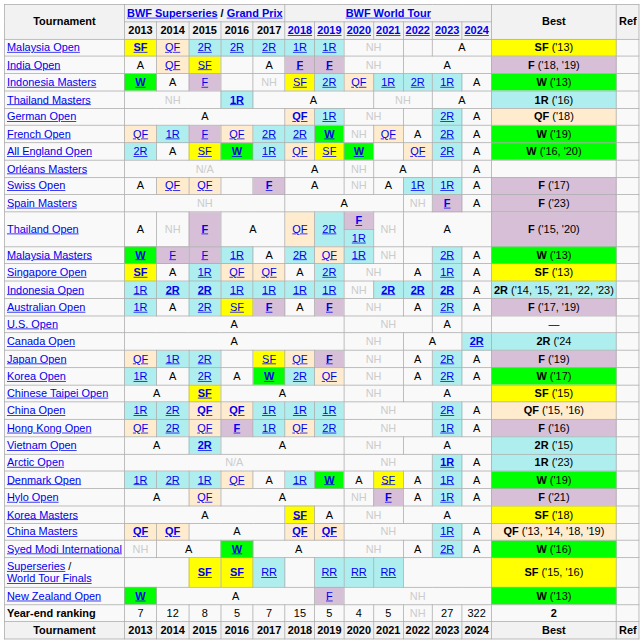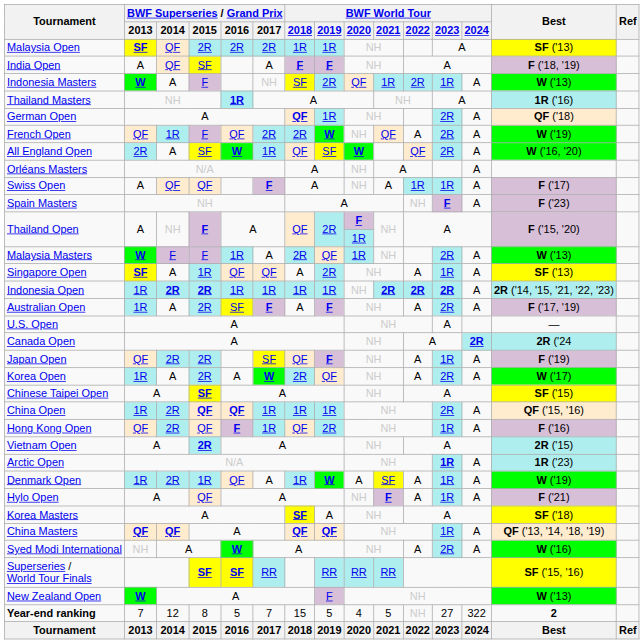(173, 359) 1R -> (173, 359) 2R
(447, 359) 2R -> (447, 359) 1R
